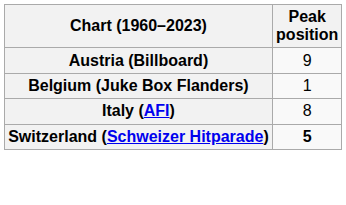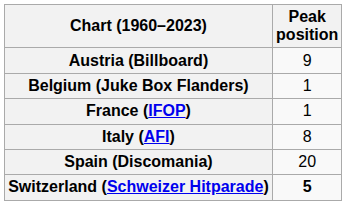+ row: (138, 111)
+ row: (138, 162)
